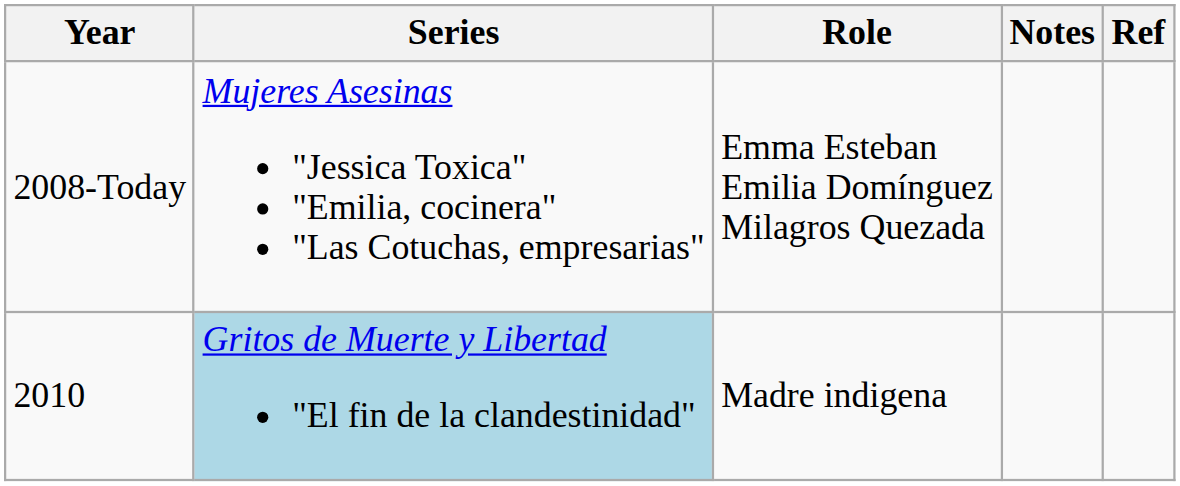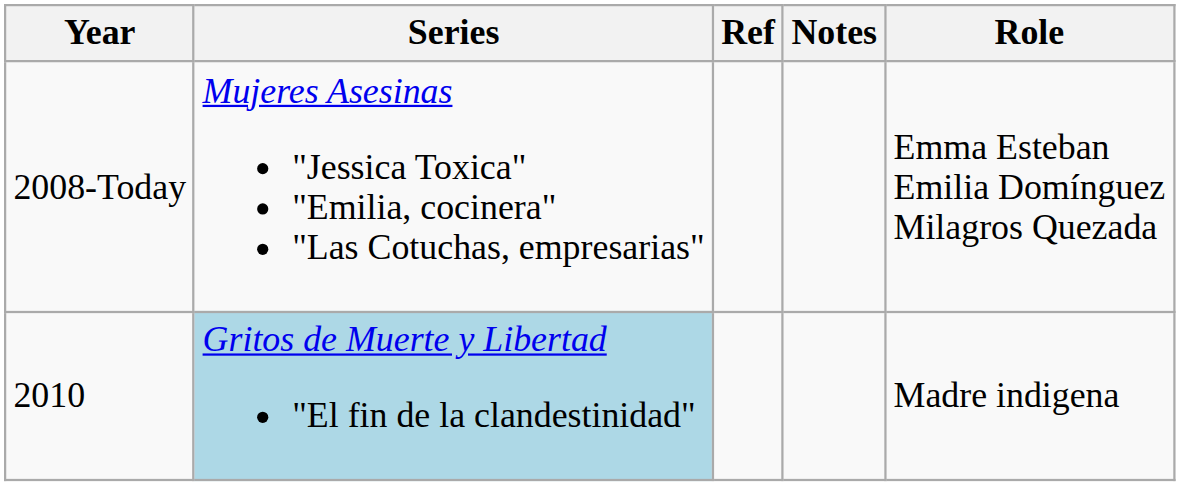columns swapped: (857, 32) <-> (1138, 32)
